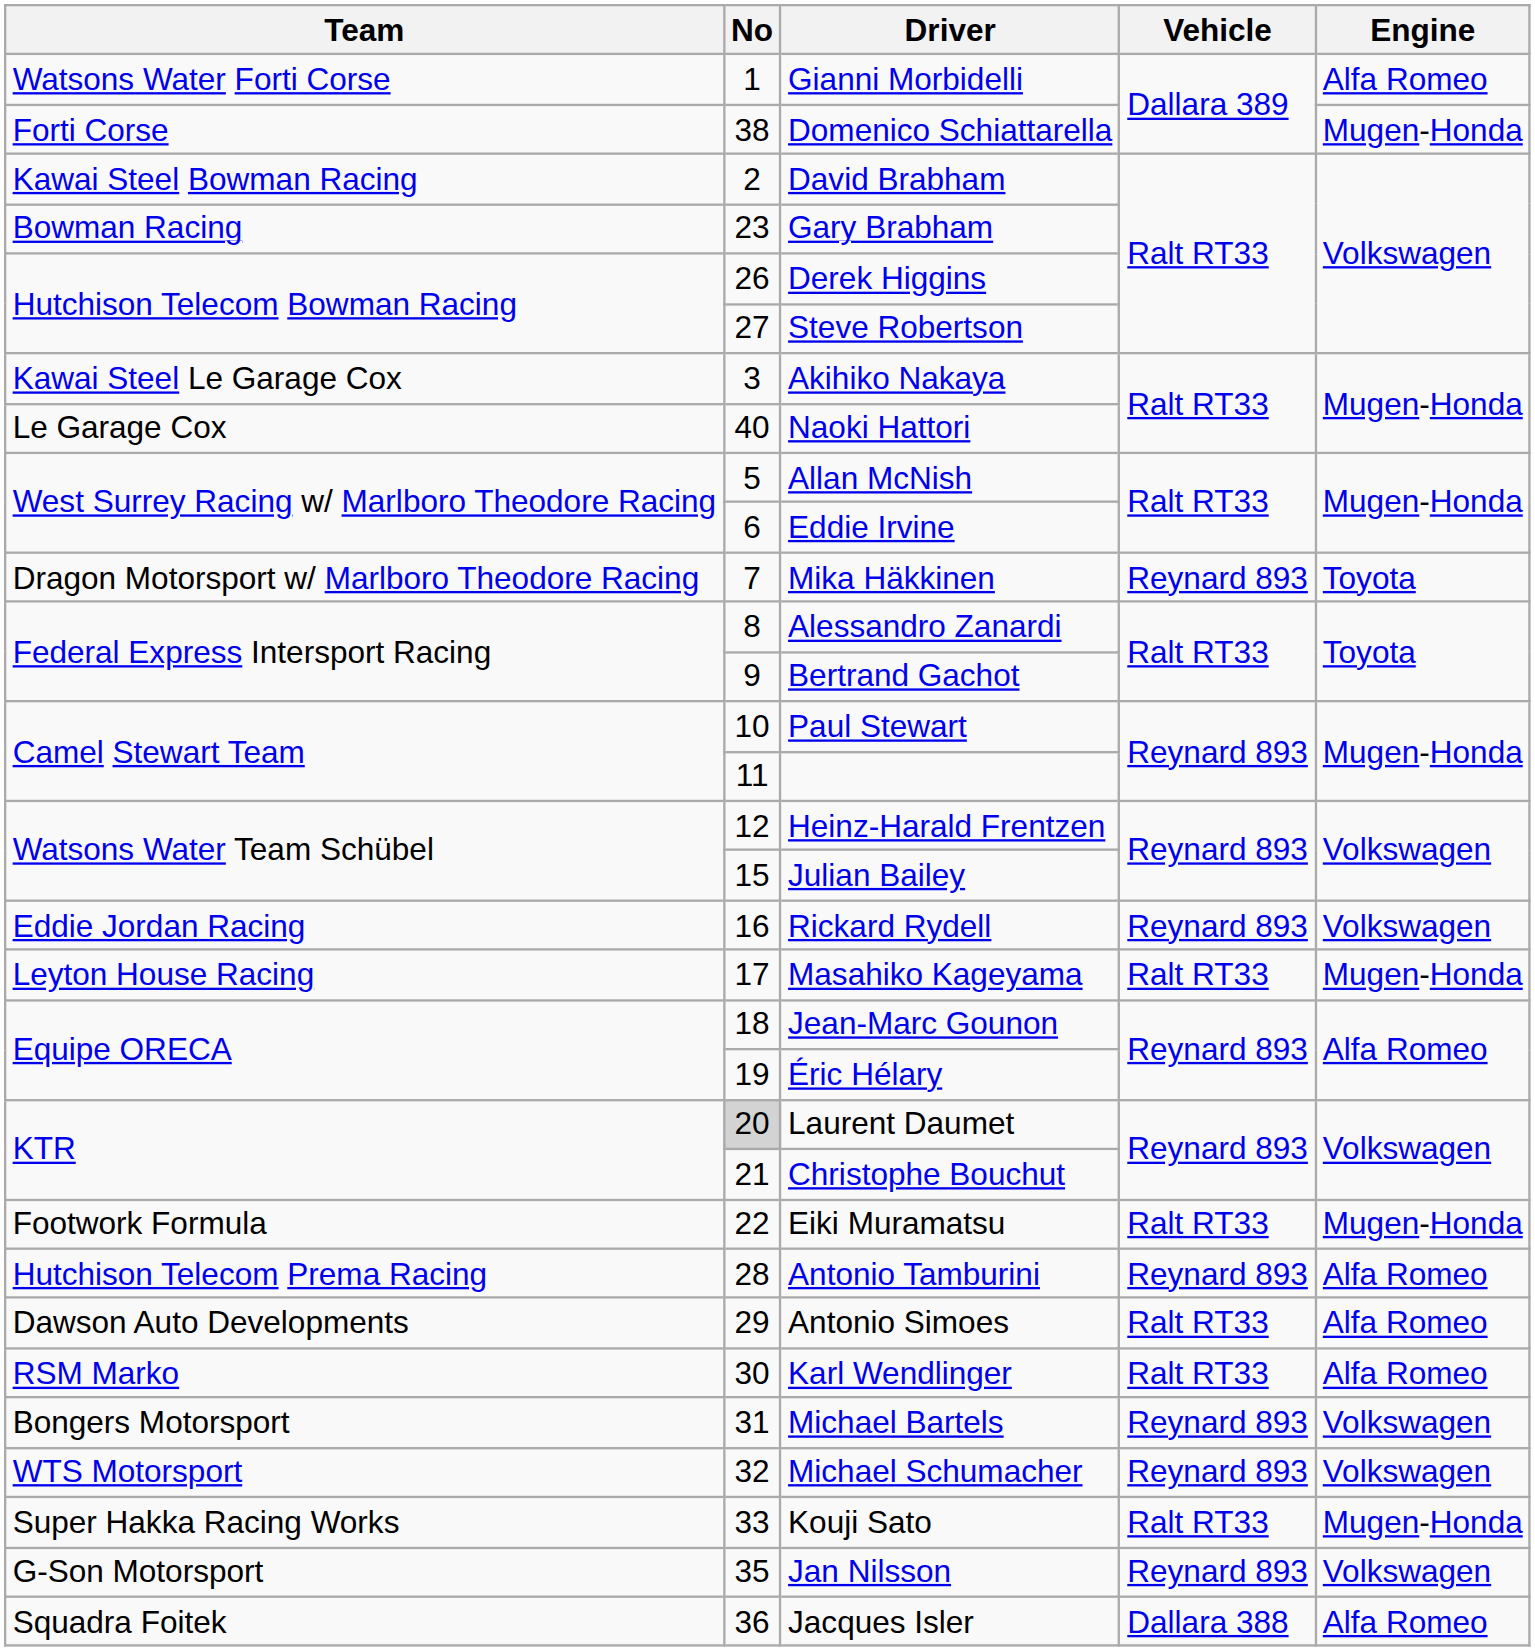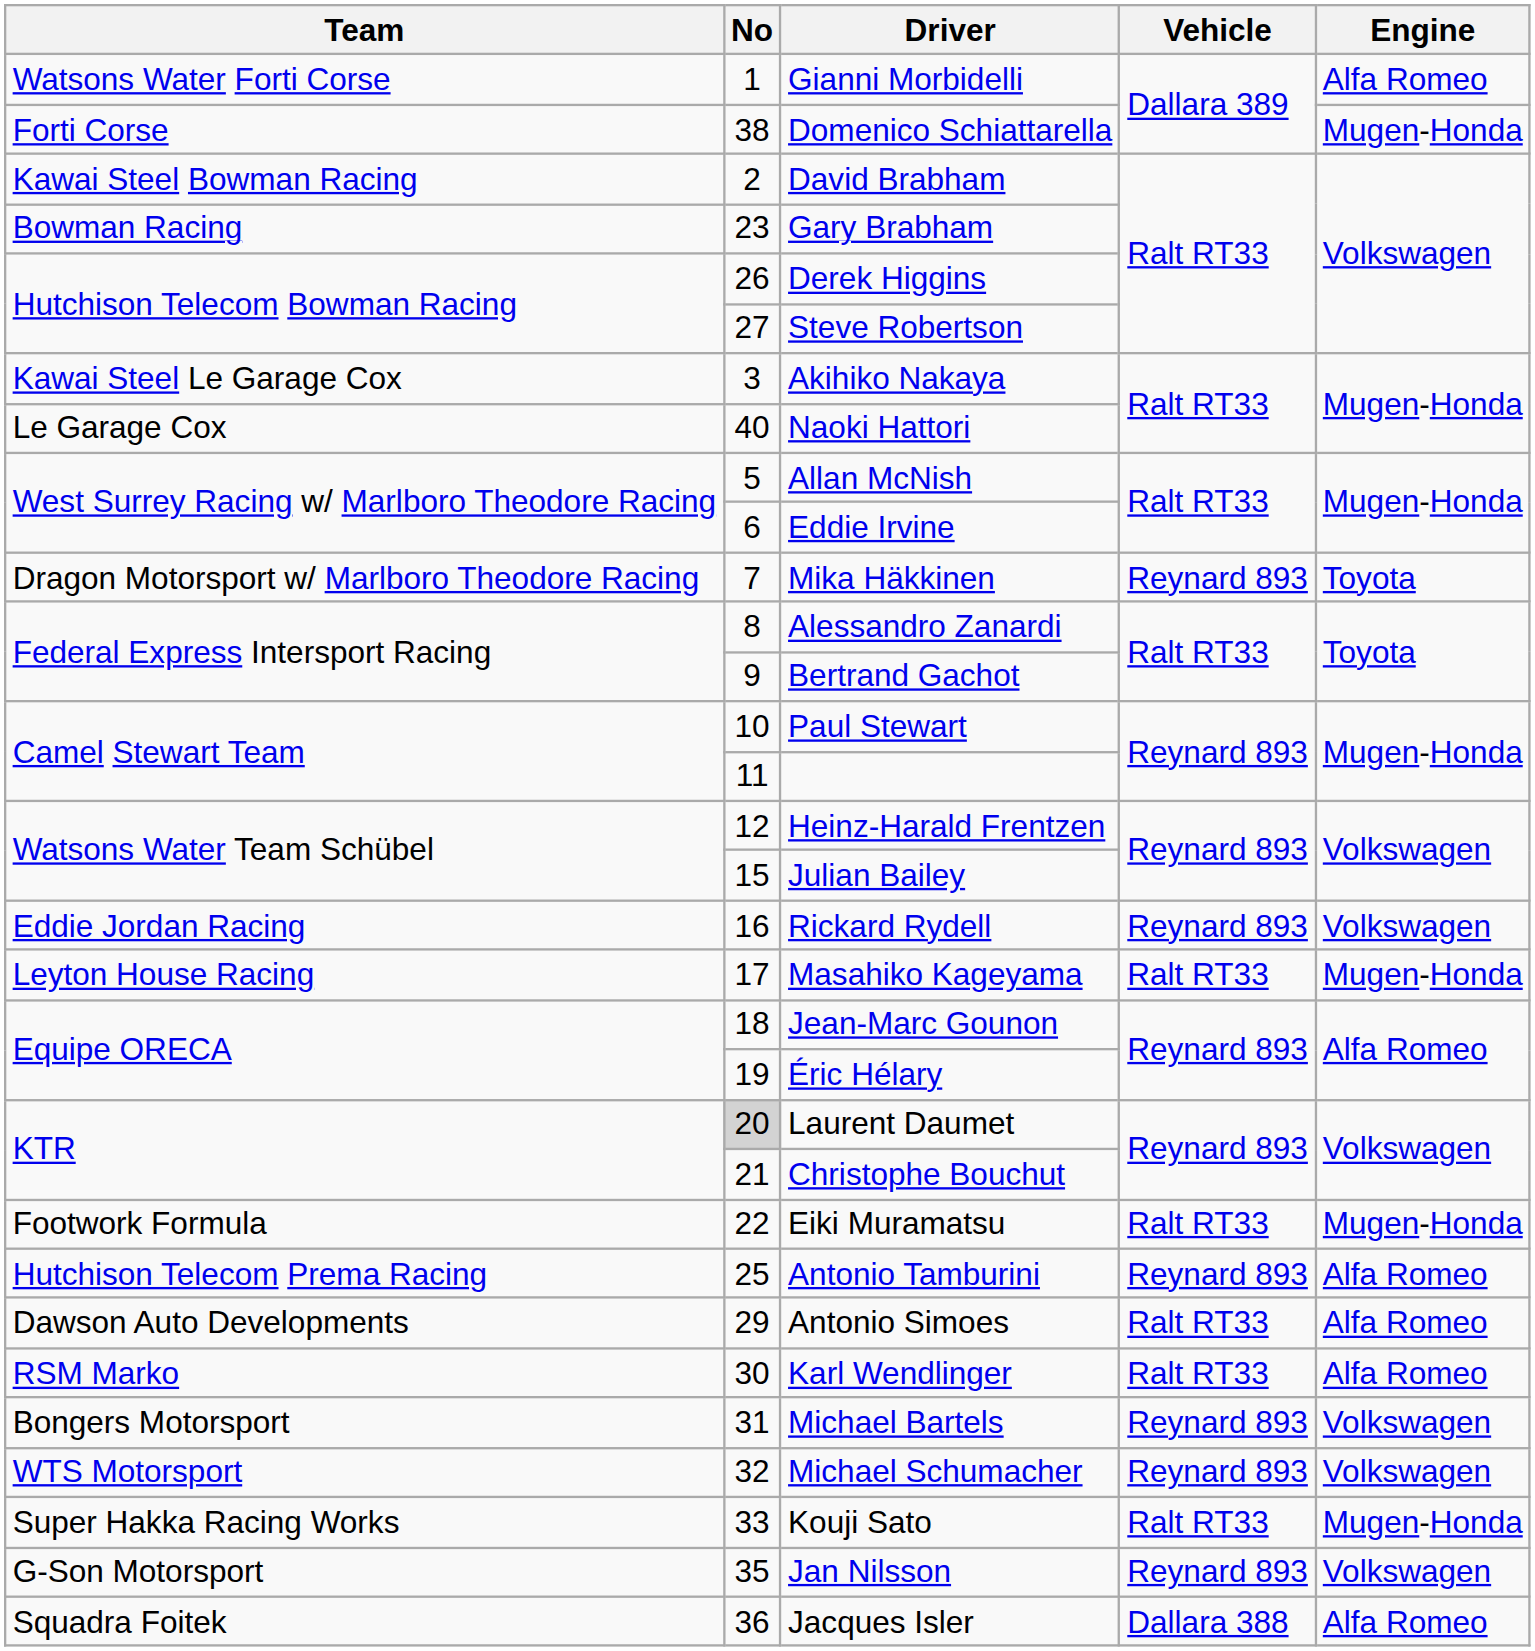(752, 1273) 28 -> (752, 1273) 25
